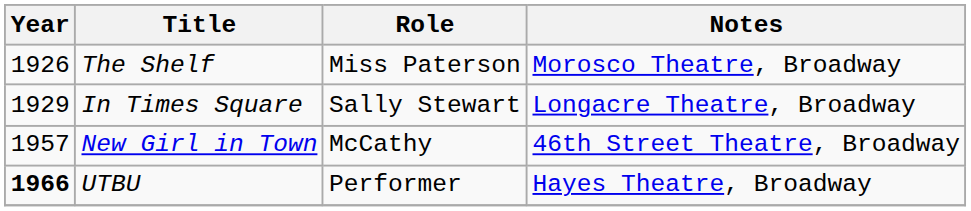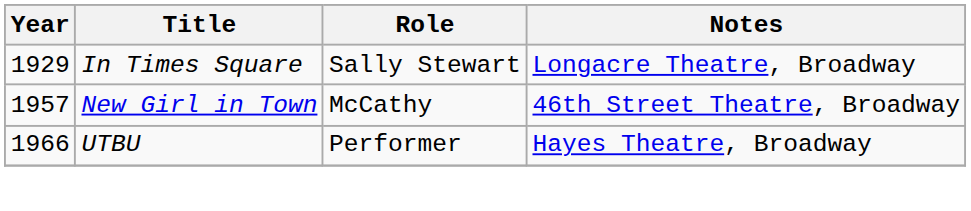- row: (148, 65)
(40, 185) bold -> (40, 145) normal
